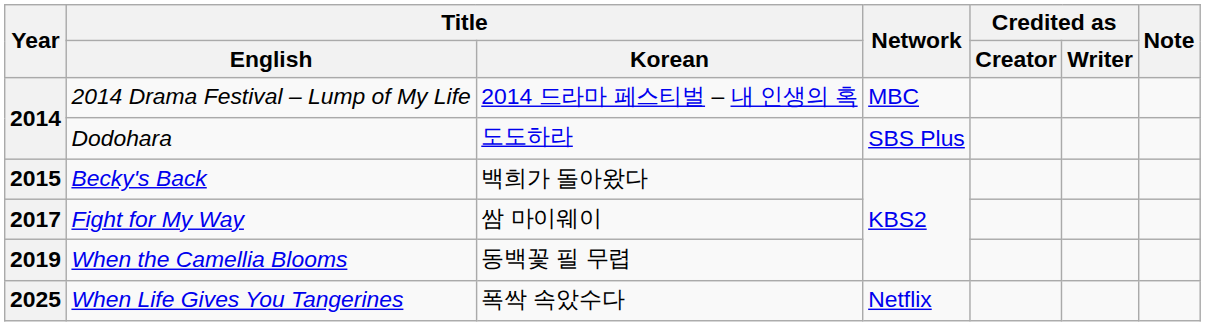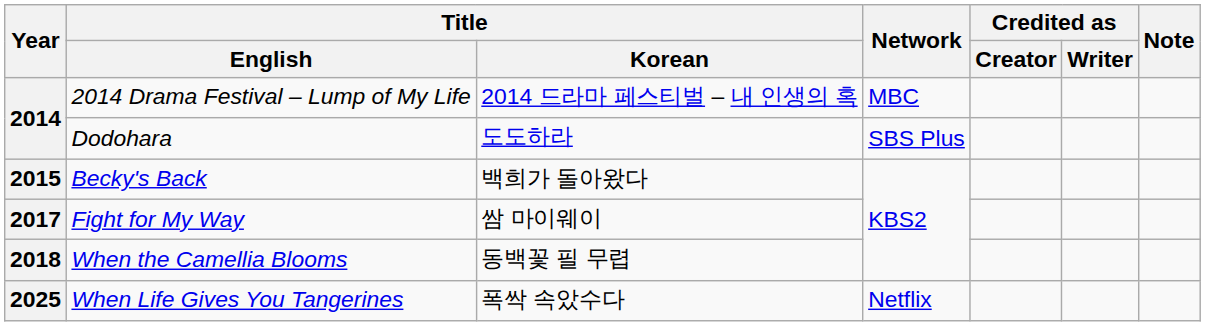(35, 259) 2019 -> (35, 259) 2018
